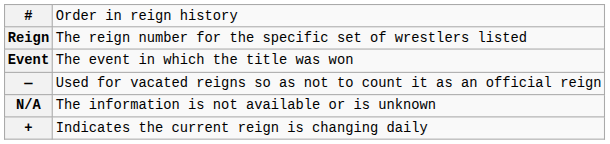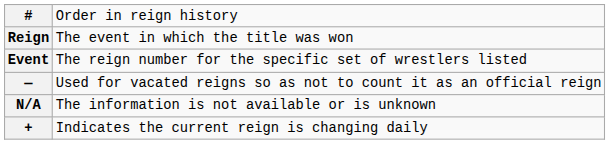(291, 38) The reign number for the specific set of wrestlers listed -> (205, 38) The event in which the title was won
(205, 61) The event in which the title was won -> (291, 61) The reign number for the specific set of wrestlers listed
